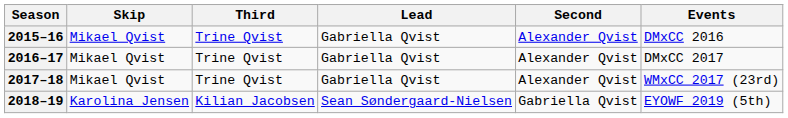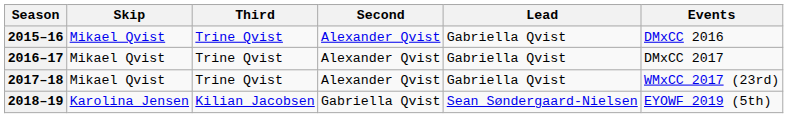columns swapped: (578, 15) <-> (417, 15)
